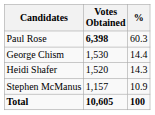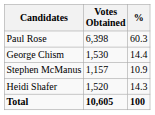(97, 39) bold -> (97, 39) normal
rows swapped: (32, 70) <-> (44, 86)
